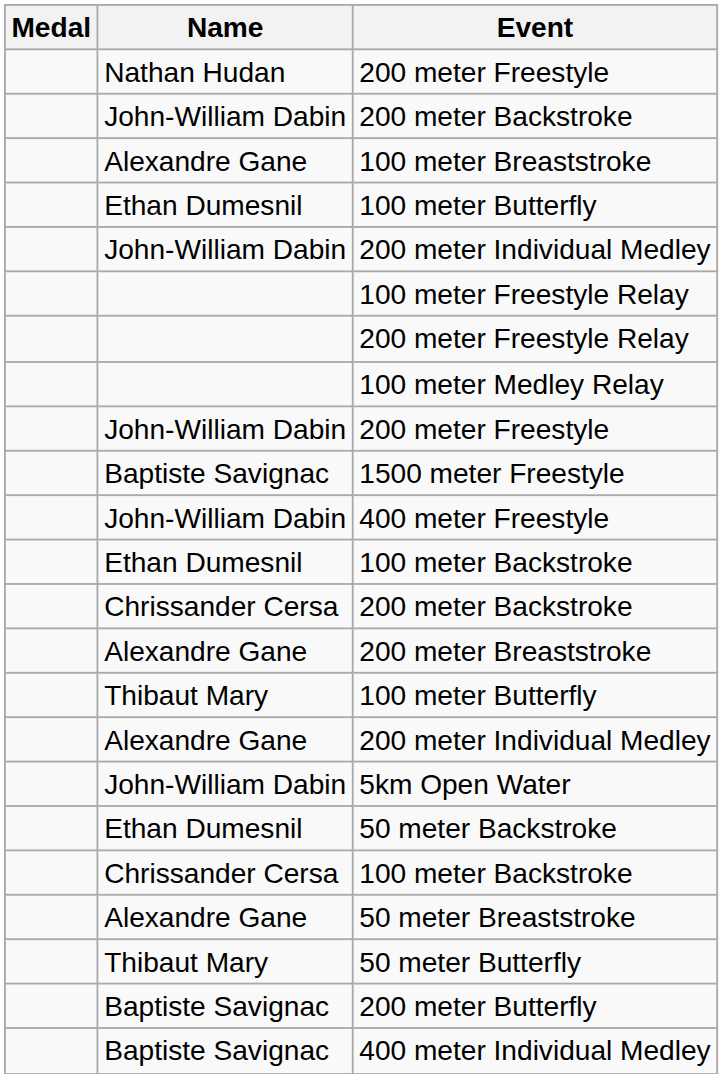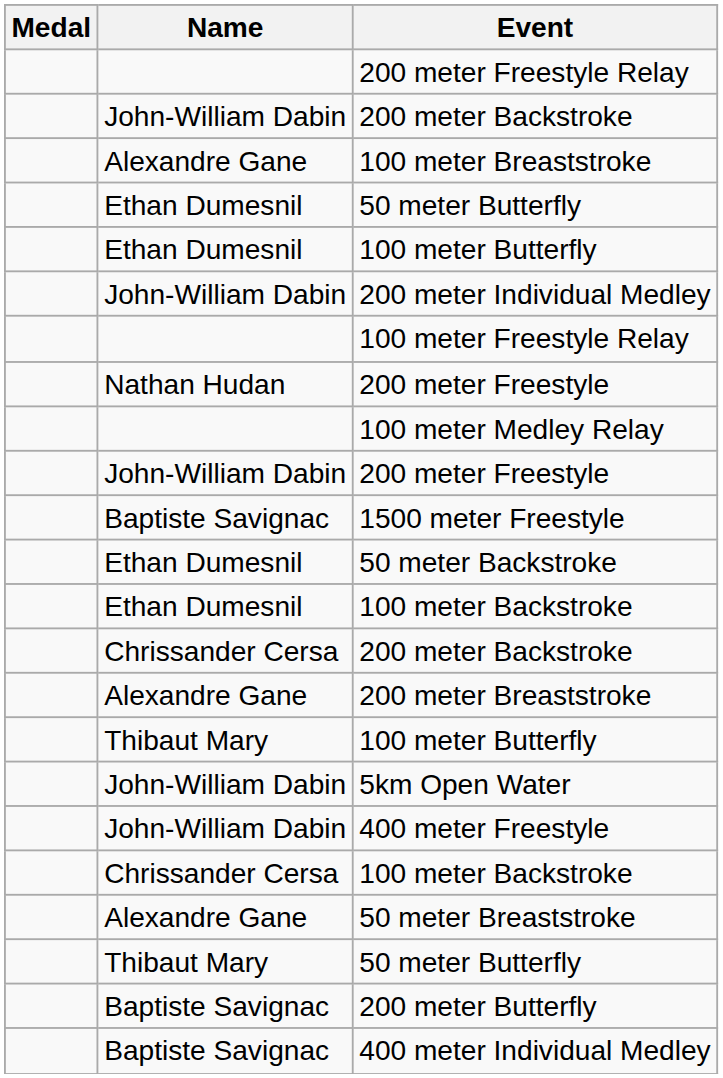rows swapped: (195, 72) <-> (225, 339)
+ row: (203, 205)
rows swapped: (203, 829) <-> (225, 517)
- row: (206, 740)
